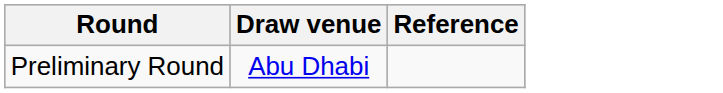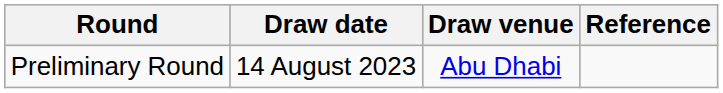+ column: (326, 25)
